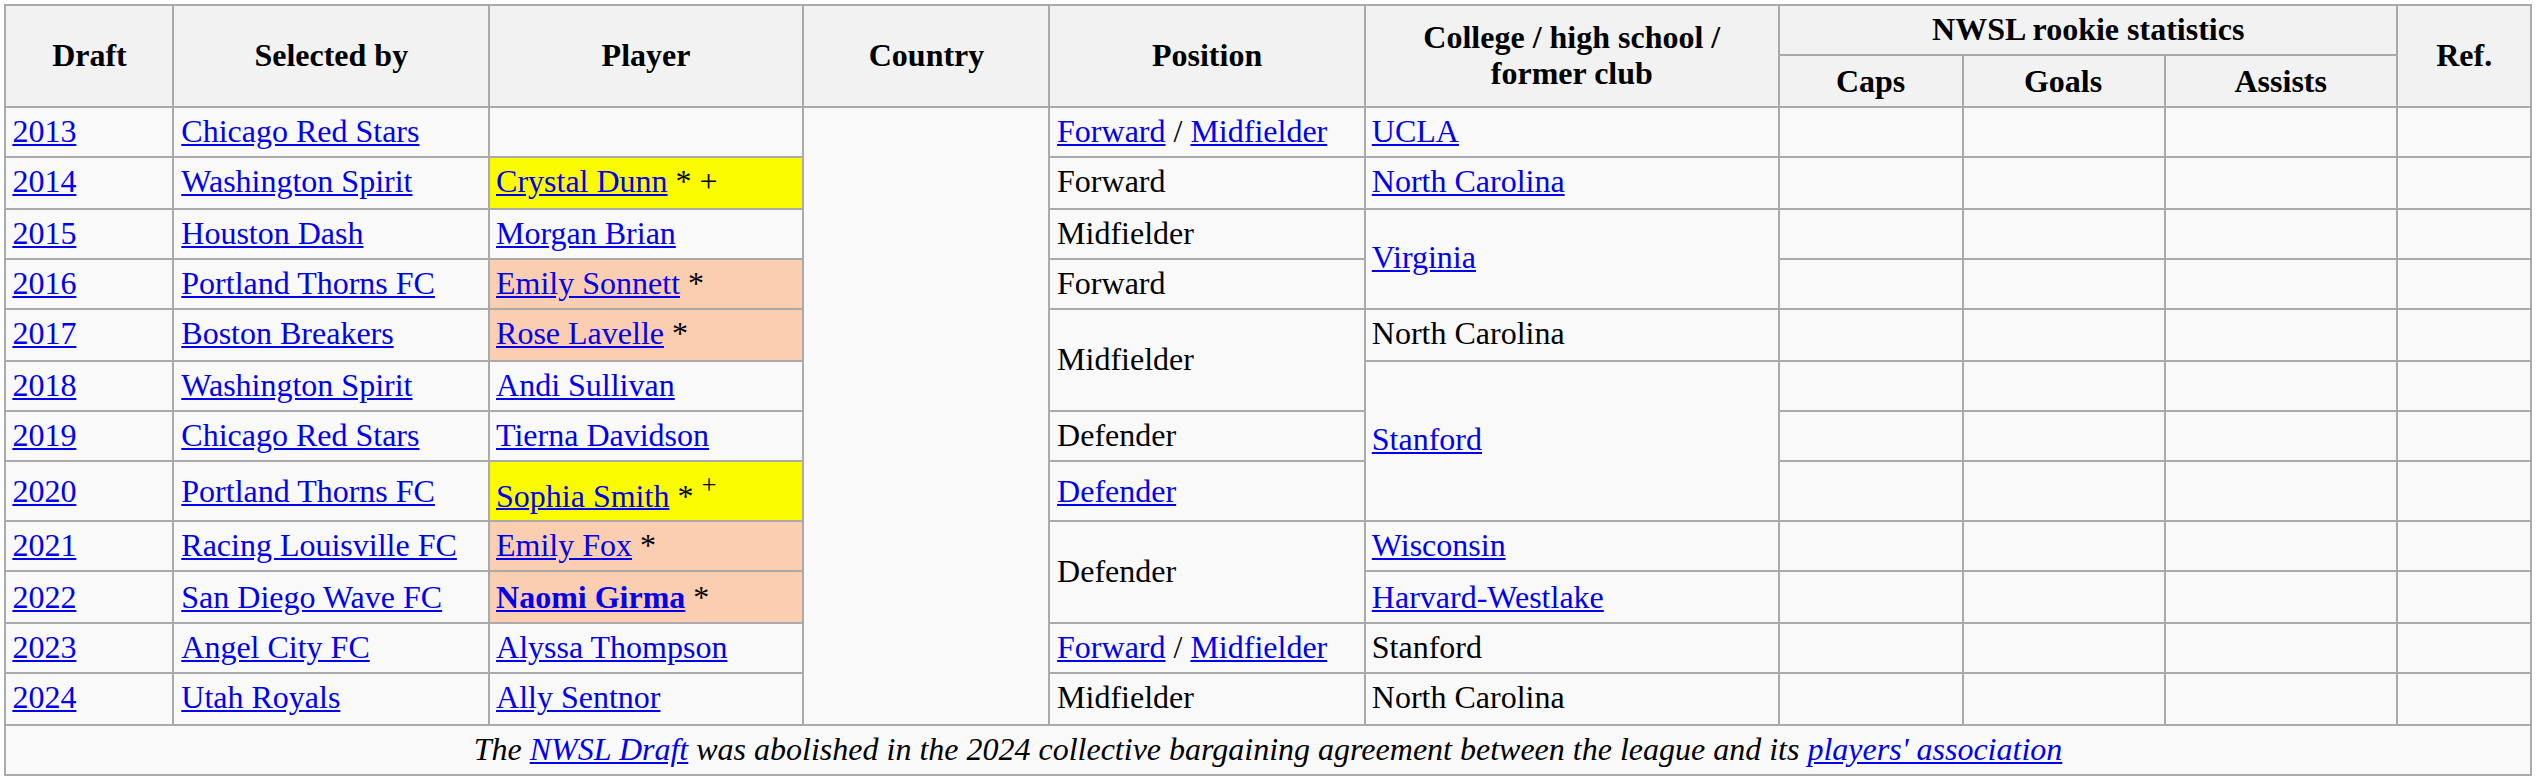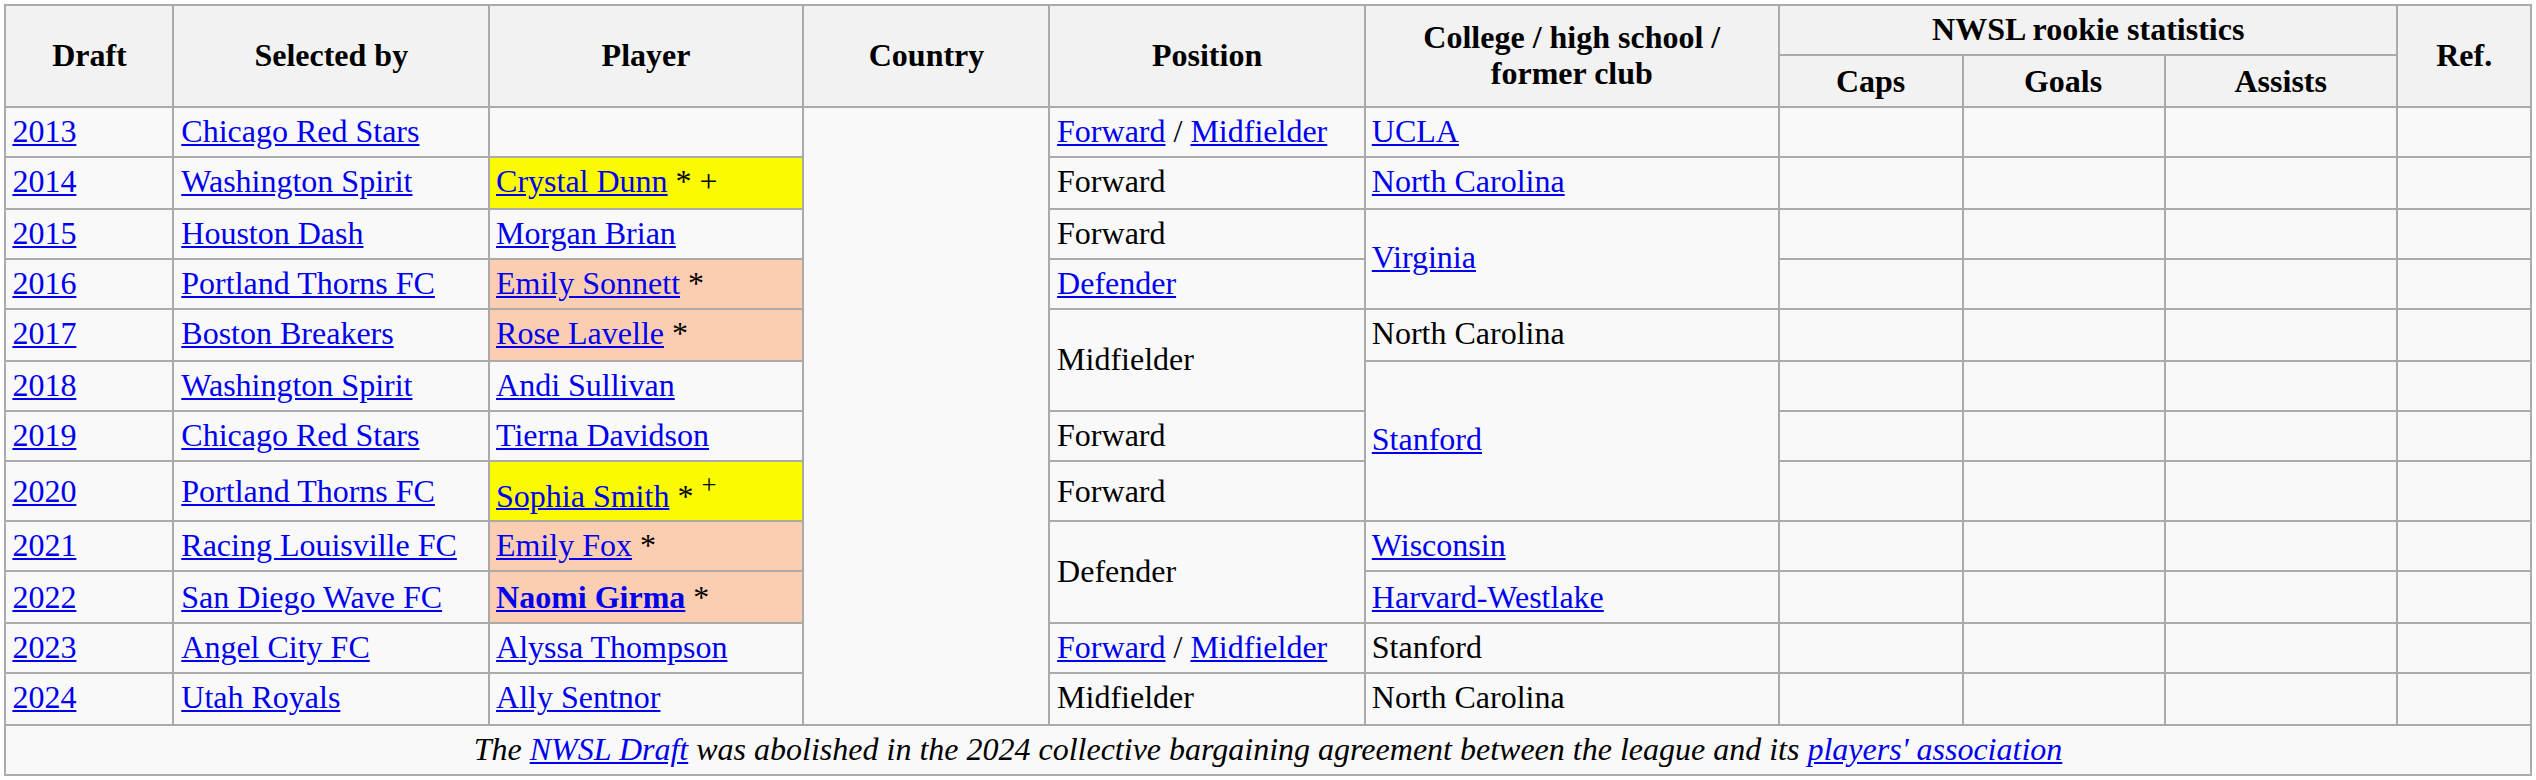(1125, 232) Midfielder -> (1111, 232) Forward
(1111, 283) Forward -> (1117, 283) Defender
(1117, 435) Defender -> (1111, 435) Forward
(1117, 490) Defender -> (1111, 490) Forward
